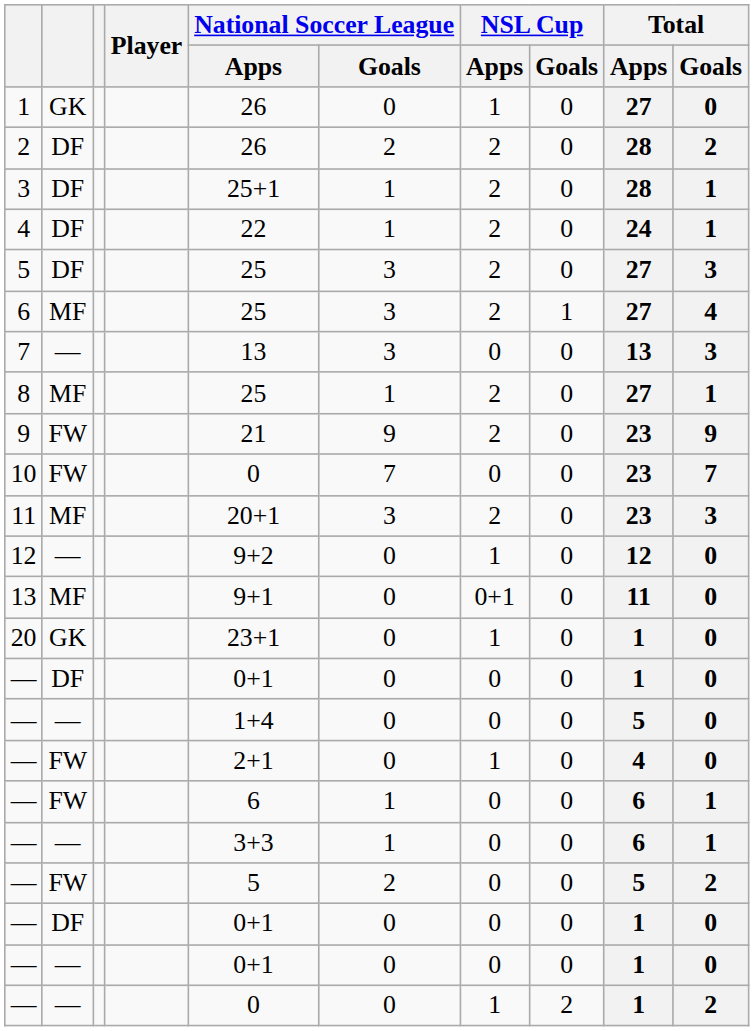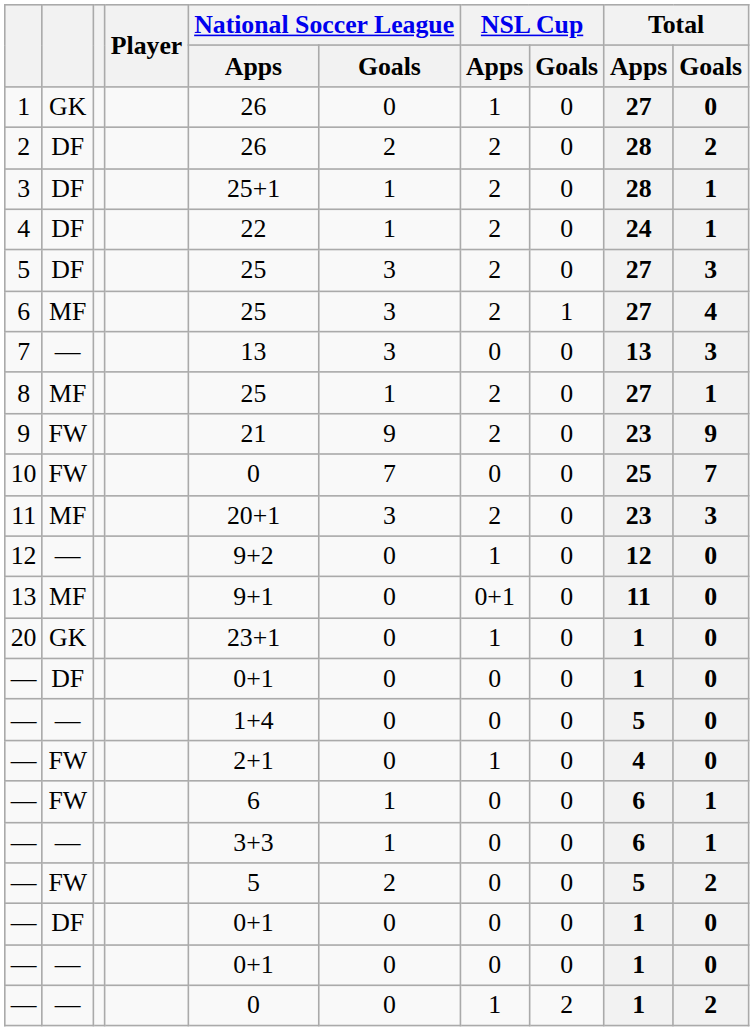(639, 474) 23 -> (639, 474) 25
